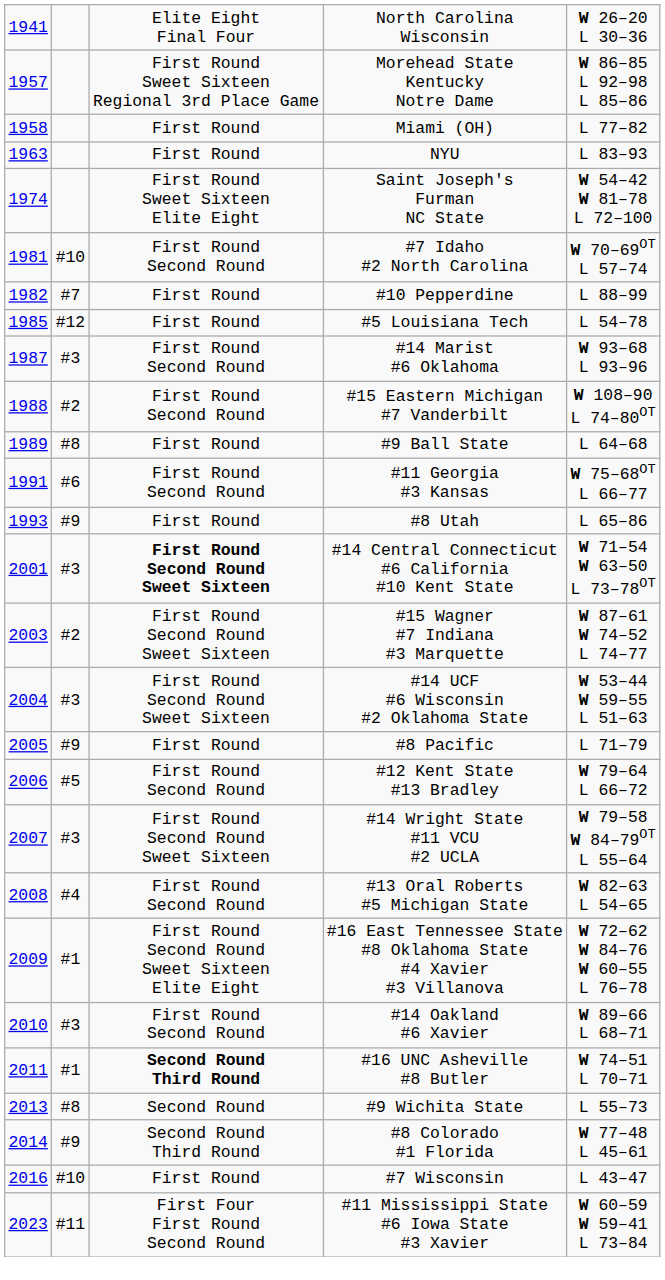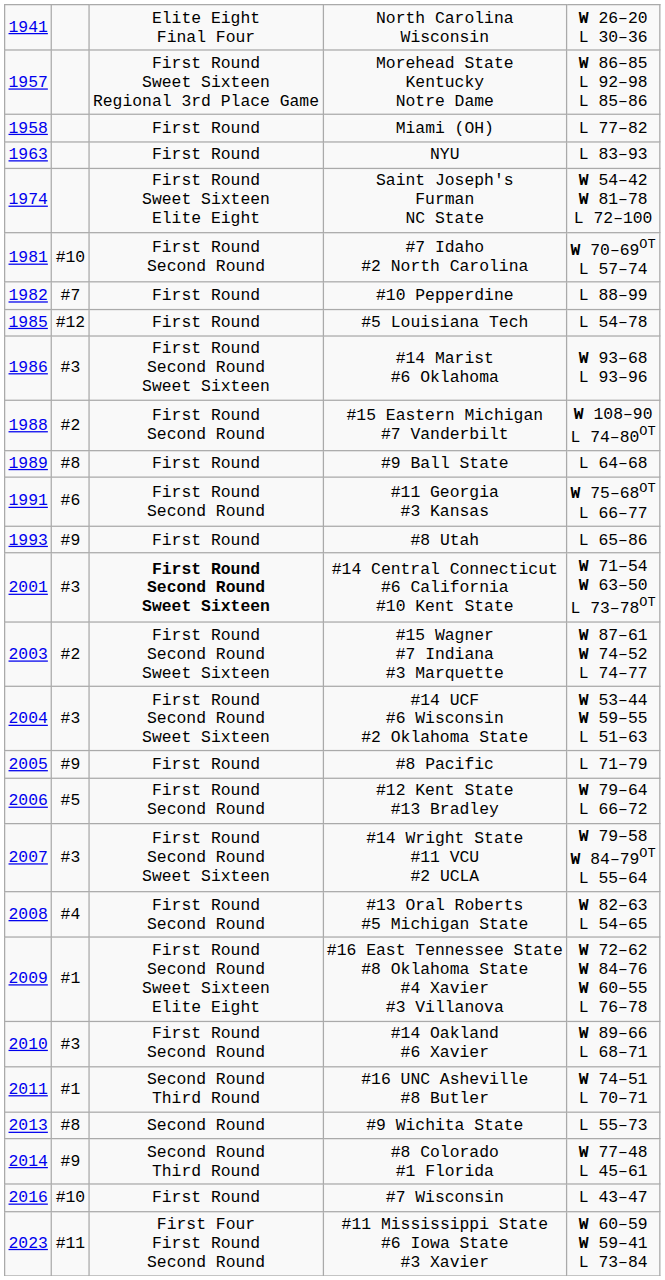(28, 359) 1987 -> (28, 368) 1986
(206, 359) First Round Second Round -> (206, 368) First Round Second Round Sweet Sixteen
(206, 1070) bold -> (206, 1089) normal
